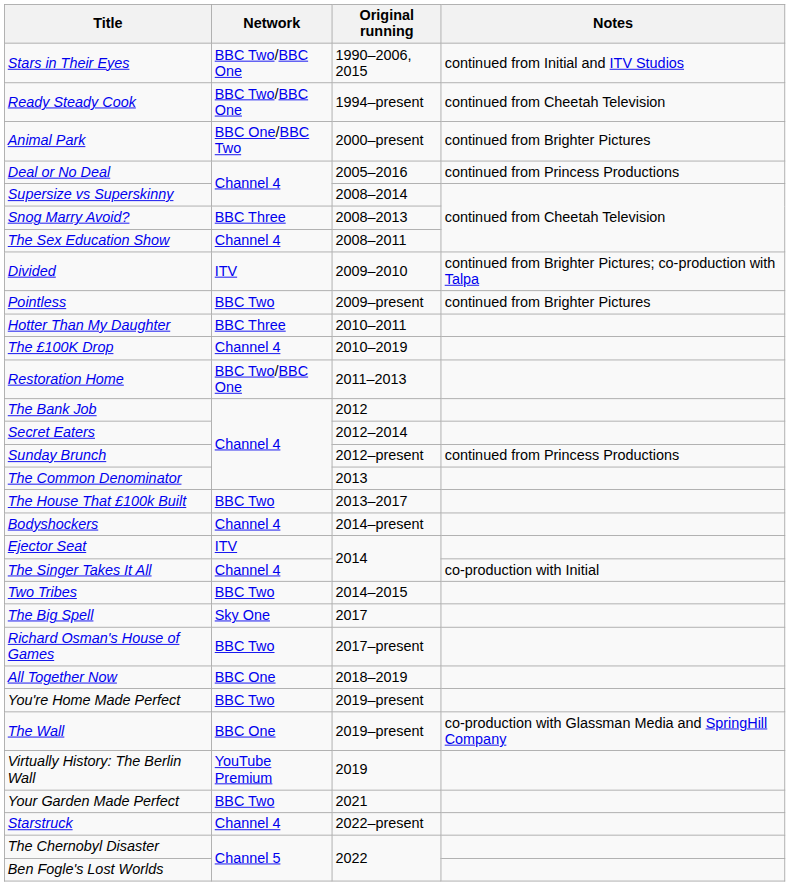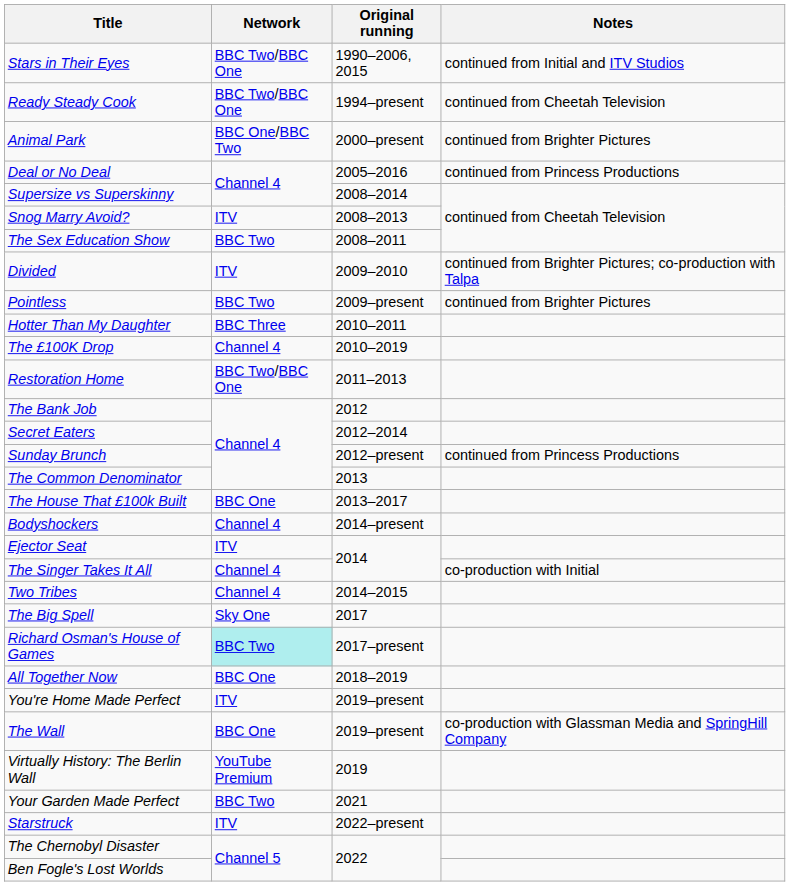(250, 217) BBC Three -> (226, 217) ITV
(248, 240) Channel 4 -> (245, 240) BBC Two
(245, 501) BBC Two -> (245, 501) BBC One
(245, 592) BBC Two -> (248, 592) Channel 4
(245, 646) no background -> (245, 646) paleturquoise background
(245, 700) BBC Two -> (226, 700) ITV
(248, 824) Channel 4 -> (226, 824) ITV
